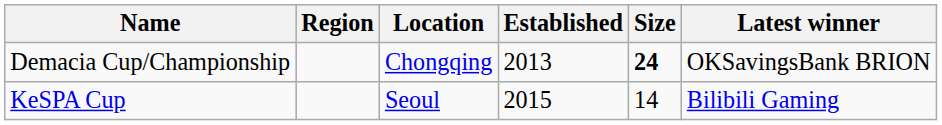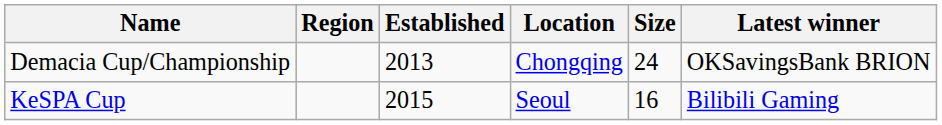columns swapped: (439, 23) <-> (563, 23)
(646, 61) bold -> (646, 61) normal
(646, 100) 14 -> (646, 100) 16
